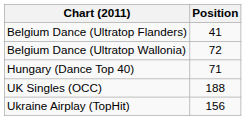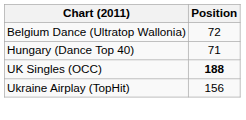- row: (97, 32)
(215, 87) normal -> (214, 69) bold
